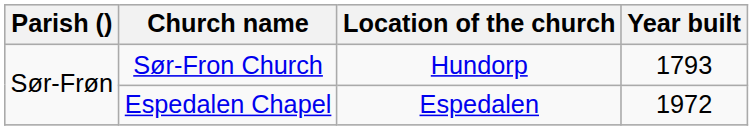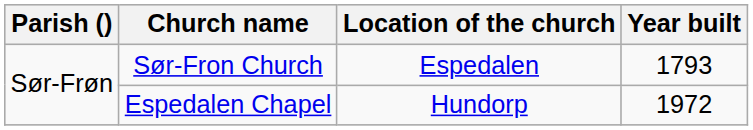(479, 64) Hundorp -> (479, 64) Espedalen
(479, 104) Espedalen -> (479, 104) Hundorp
